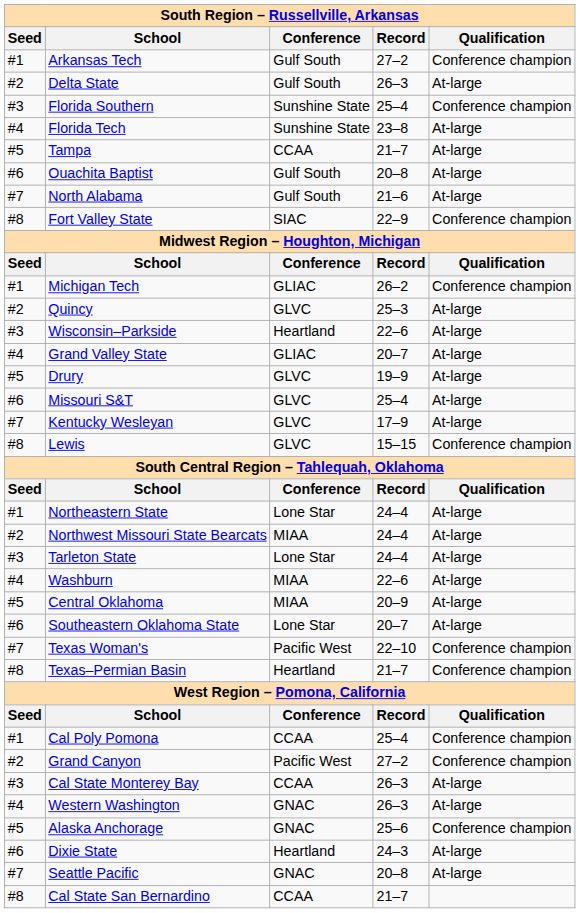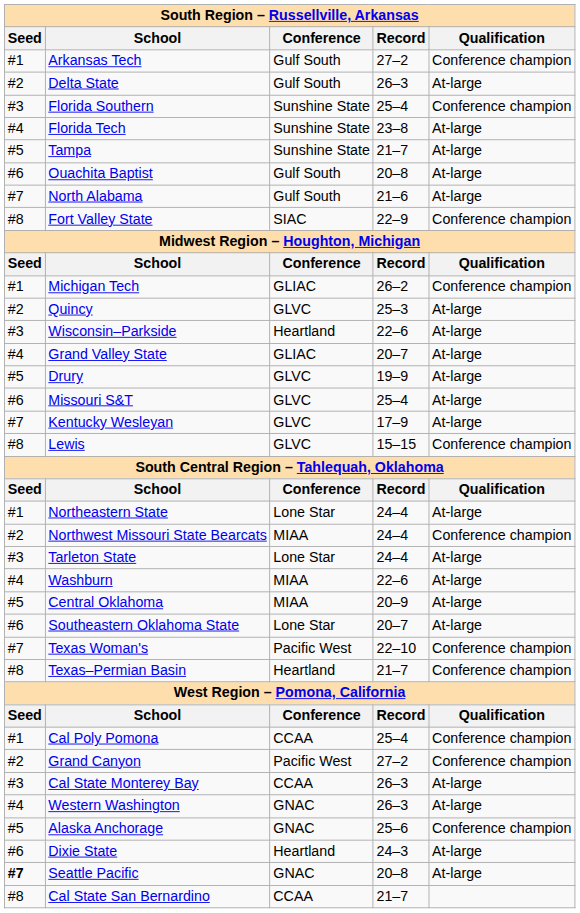(293, 151) CCAA -> (322, 151) Sunshine State
(457, 535) At-large -> (502, 535) Conference champion
(16, 873) normal -> (16, 873) bold
